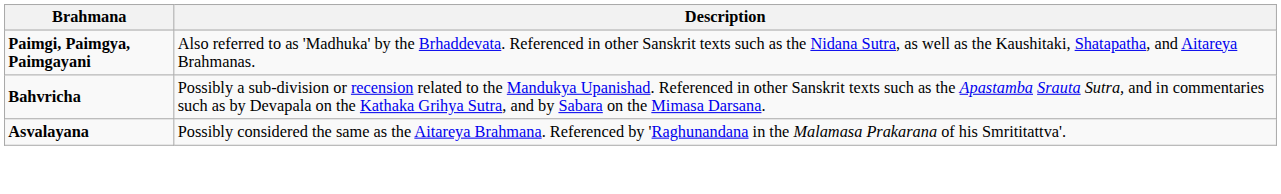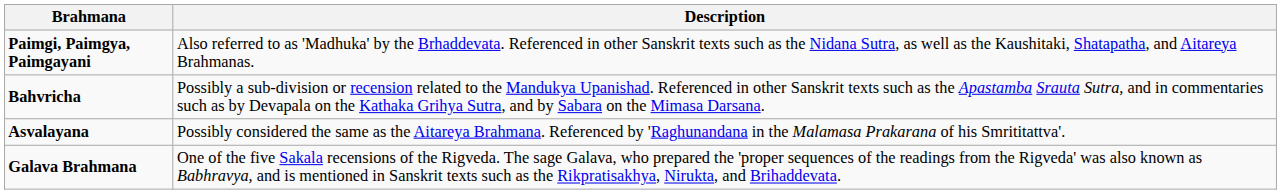+ row: (72, 166)
